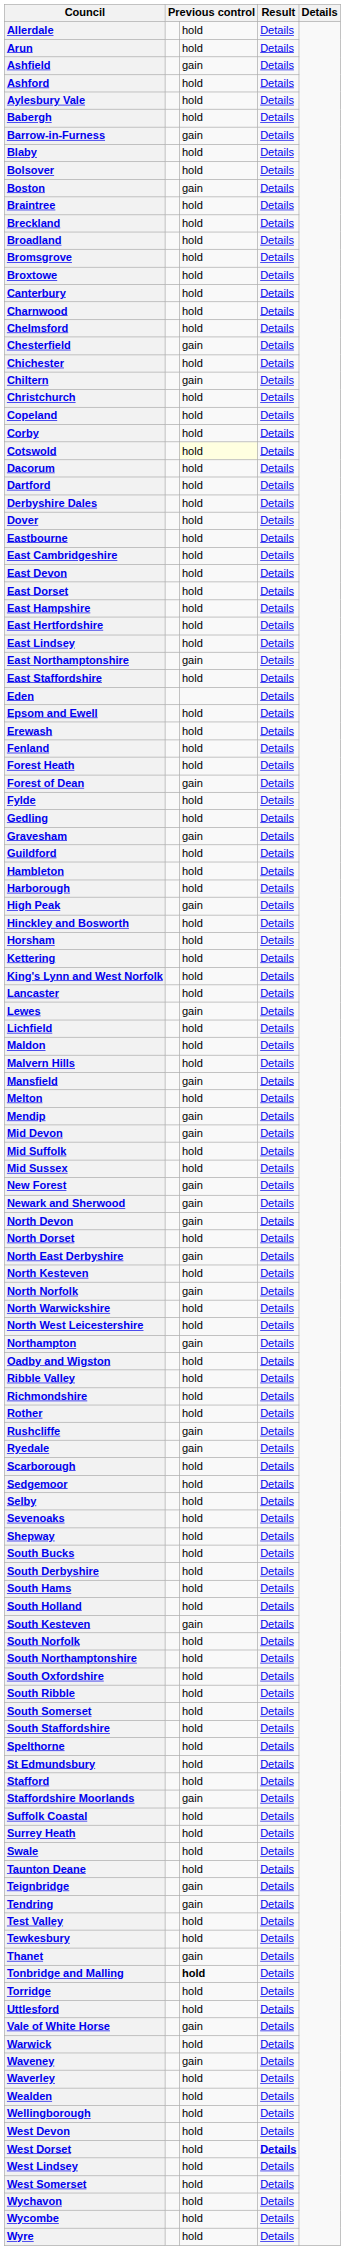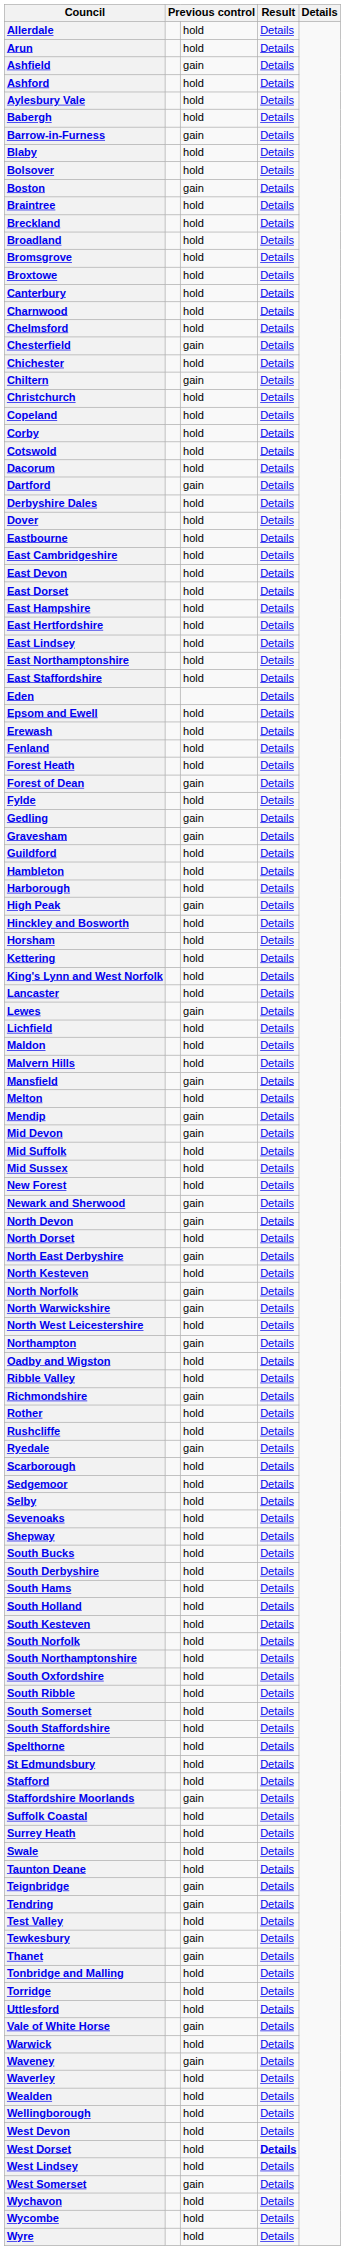(192, 450) lightyellow background -> (193, 450) no background
(192, 485) hold -> (193, 485) gain
(192, 661) gain -> (193, 661) hold
(192, 818) hold -> (193, 818) gain
(192, 1186) gain -> (193, 1186) hold
(192, 1308) hold -> (193, 1308) gain
(192, 1396) hold -> (193, 1396) gain
(192, 1431) gain -> (193, 1431) hold
(192, 1624) gain -> (193, 1624) hold
(192, 1939) hold -> (193, 1939) gain
(194, 1974) bold -> (193, 1974) normal
(192, 2184) hold -> (193, 2184) gain
